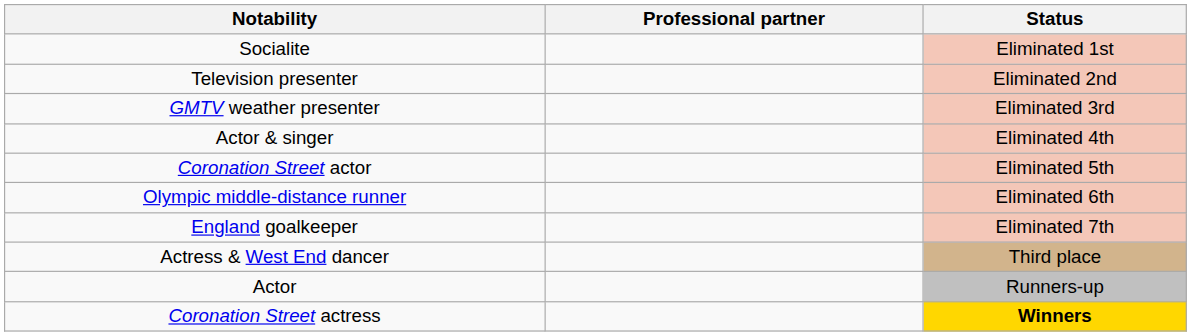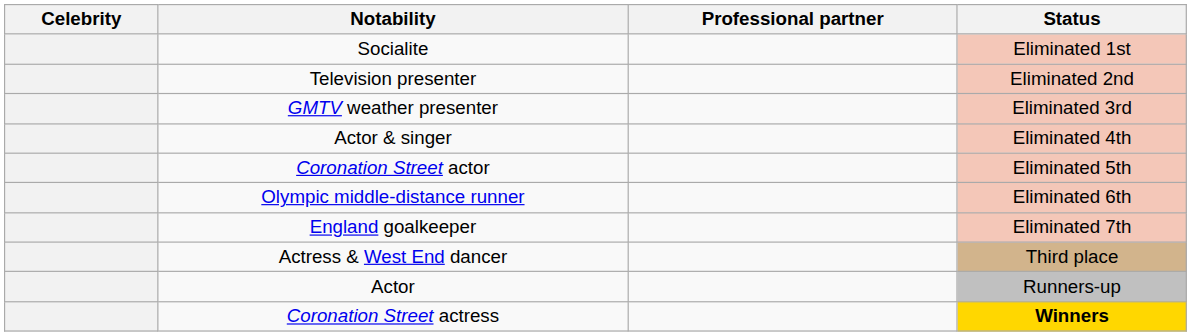+ column: (81, 19)
